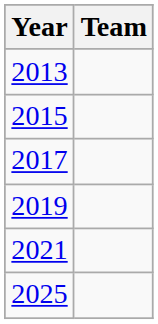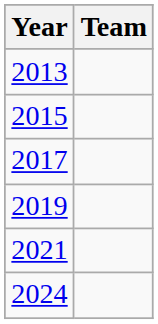+ row: (40, 294)
- row: (40, 294)
